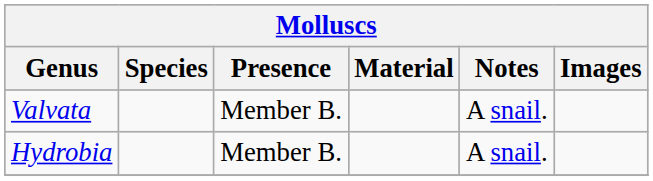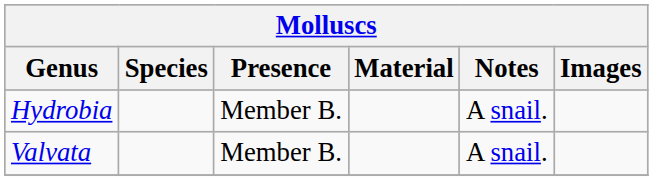rows swapped: (62, 152) <-> (51, 110)
